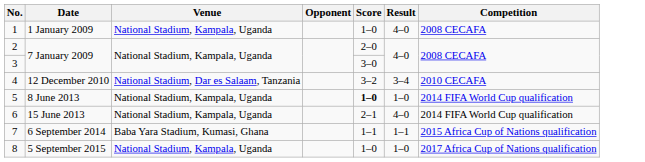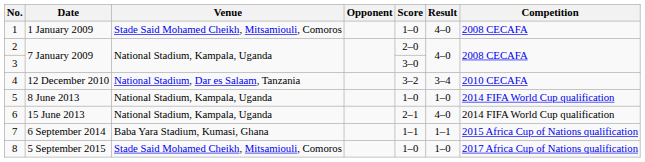(193, 30) National Stadium, Kampala, Uganda -> (228, 30) Stade Said Mohamed Cheikh, Mitsamiouli, Comoros
(369, 98) bold -> (410, 98) normal
(193, 149) National Stadium, Kampala, Uganda -> (228, 149) Stade Said Mohamed Cheikh, Mitsamiouli, Comoros
